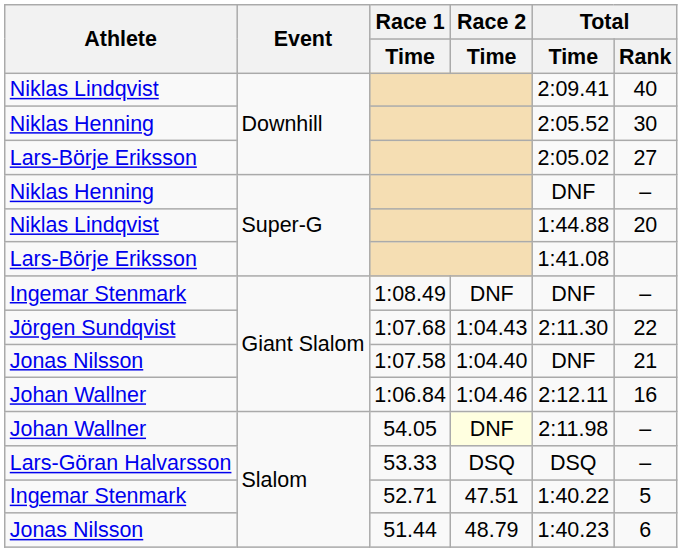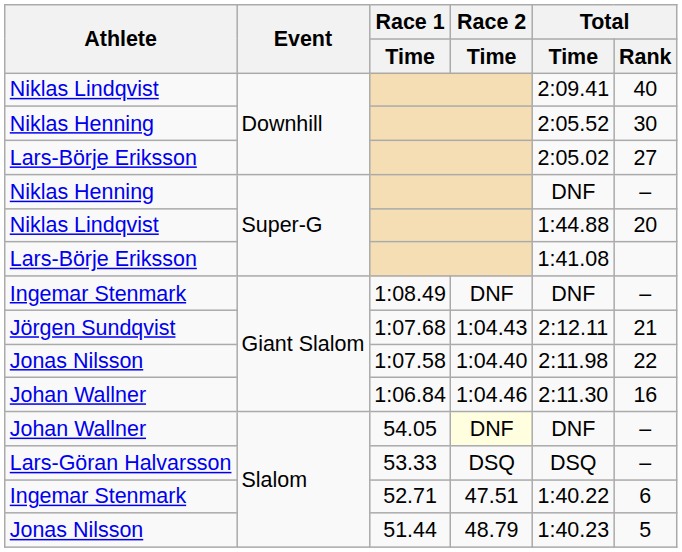(573, 327) 2:11.30 -> (573, 327) 2:12.11
(645, 327) 22 -> (645, 327) 21
(573, 361) DNF -> (573, 361) 2:11.98
(645, 361) 21 -> (645, 361) 22
(573, 395) 2:12.11 -> (573, 395) 2:11.30
(573, 429) 2:11.98 -> (573, 429) DNF
(645, 497) 5 -> (645, 497) 6
(645, 531) 6 -> (645, 531) 5
